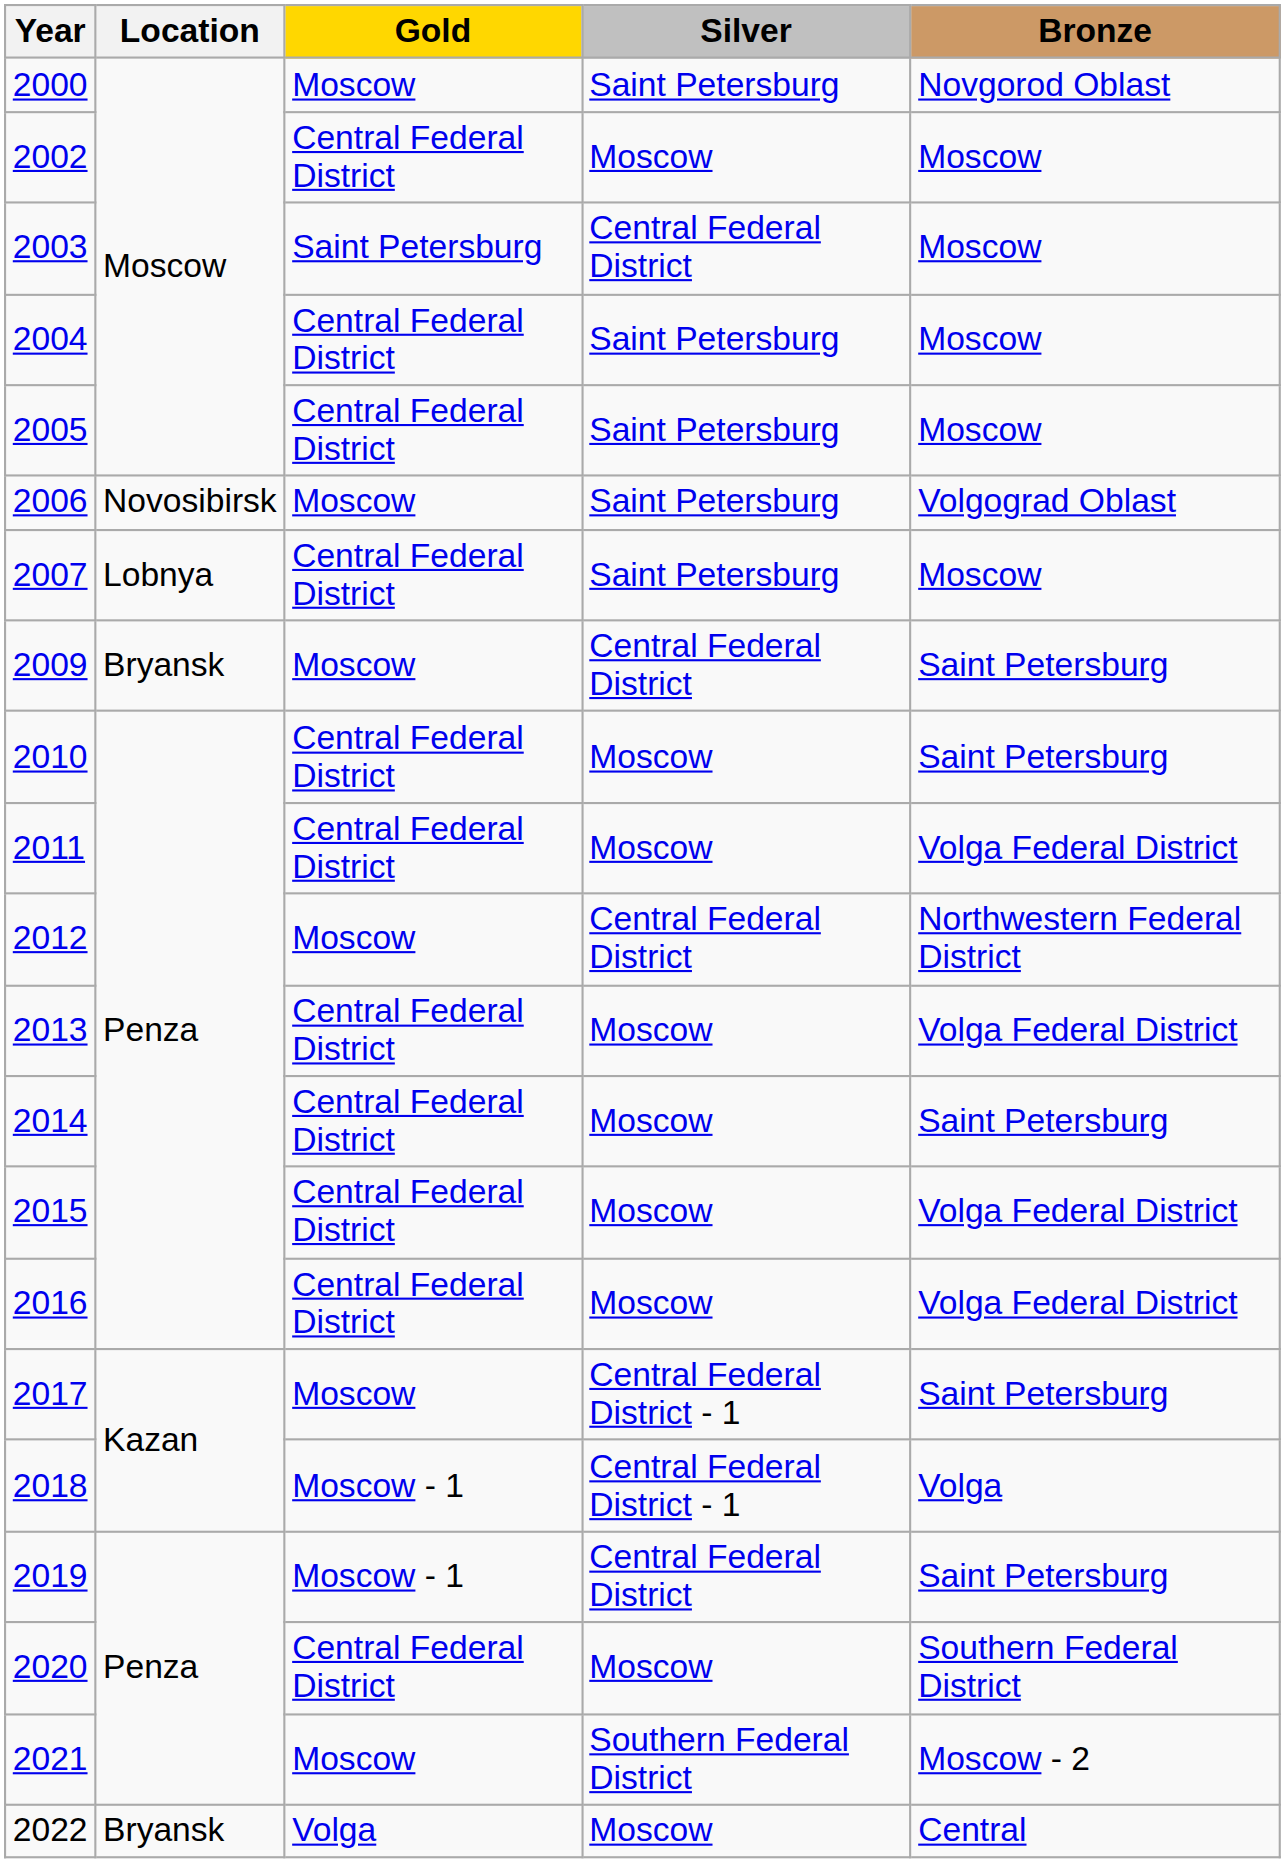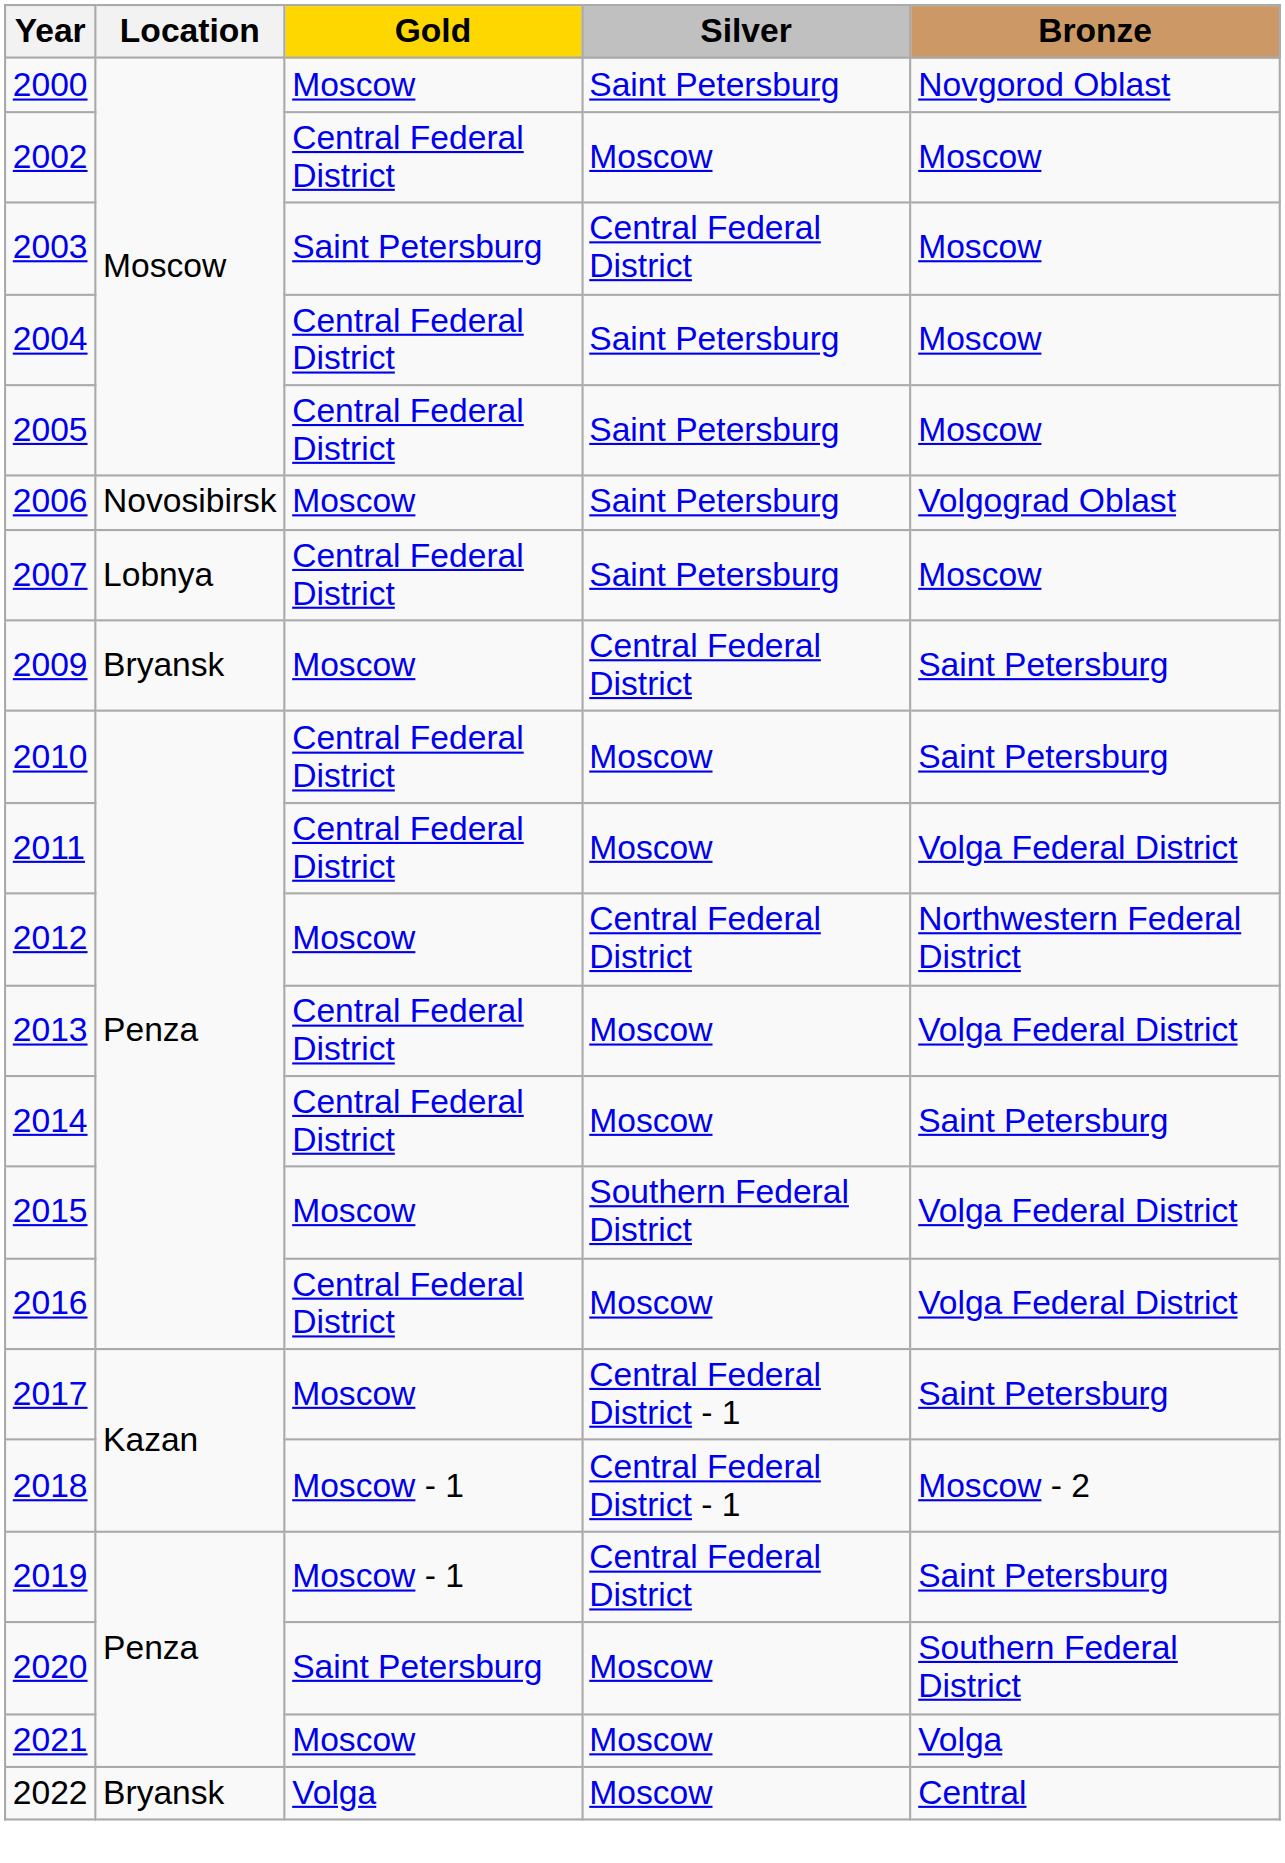(408, 1211) Central Federal District -> (354, 1211) Moscow
(651, 1211) Moscow -> (719, 1211) Southern Federal District
(960, 1485) Volga -> (1004, 1485) Moscow - 2
(408, 1667) Central Federal District -> (417, 1667) Saint Petersburg
(719, 1758) Southern Federal District -> (651, 1739) Moscow
(1004, 1758) Moscow - 2 -> (960, 1739) Volga
